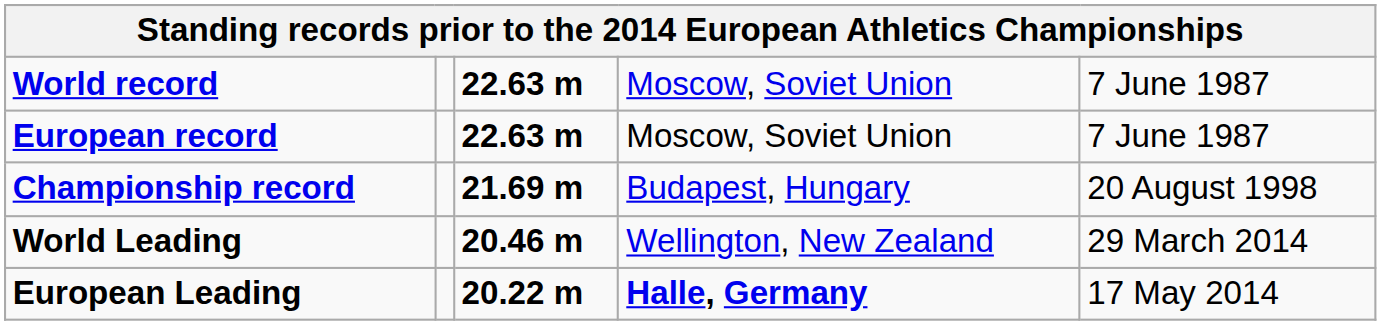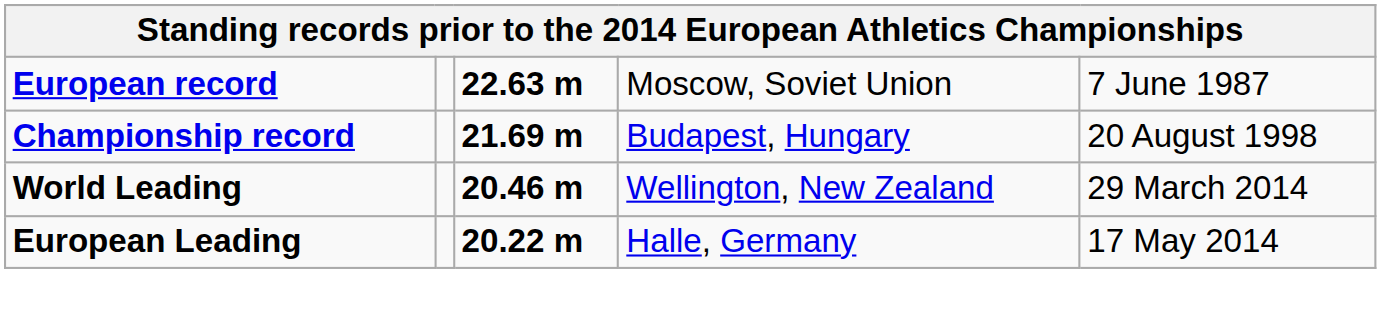- row: (115, 83)
(747, 293) bold -> (741, 240) normal
